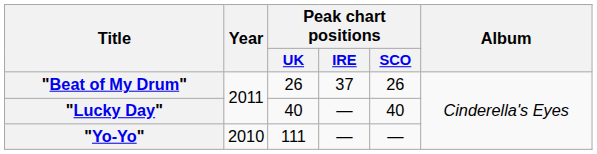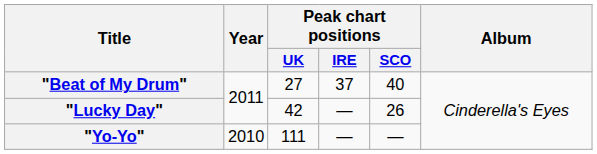(293, 84) 26 -> (293, 84) 27
(395, 84) 26 -> (395, 84) 40
(293, 110) 40 -> (293, 110) 42
(395, 110) 40 -> (395, 110) 26
